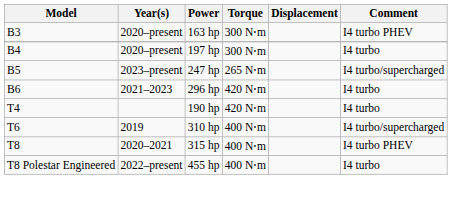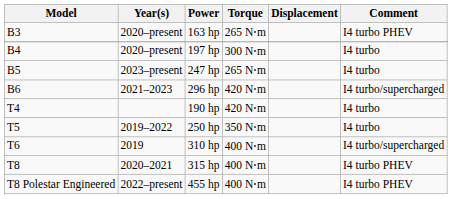(245, 32) 300 N⋅m -> (245, 32) 265 N⋅m
(394, 70) I4 turbo/supercharged -> (361, 70) I4 turbo
(361, 89) I4 turbo -> (394, 89) I4 turbo/supercharged
+ row: (204, 127)
(361, 165) I4 turbo -> (378, 184) I4 turbo PHEV
